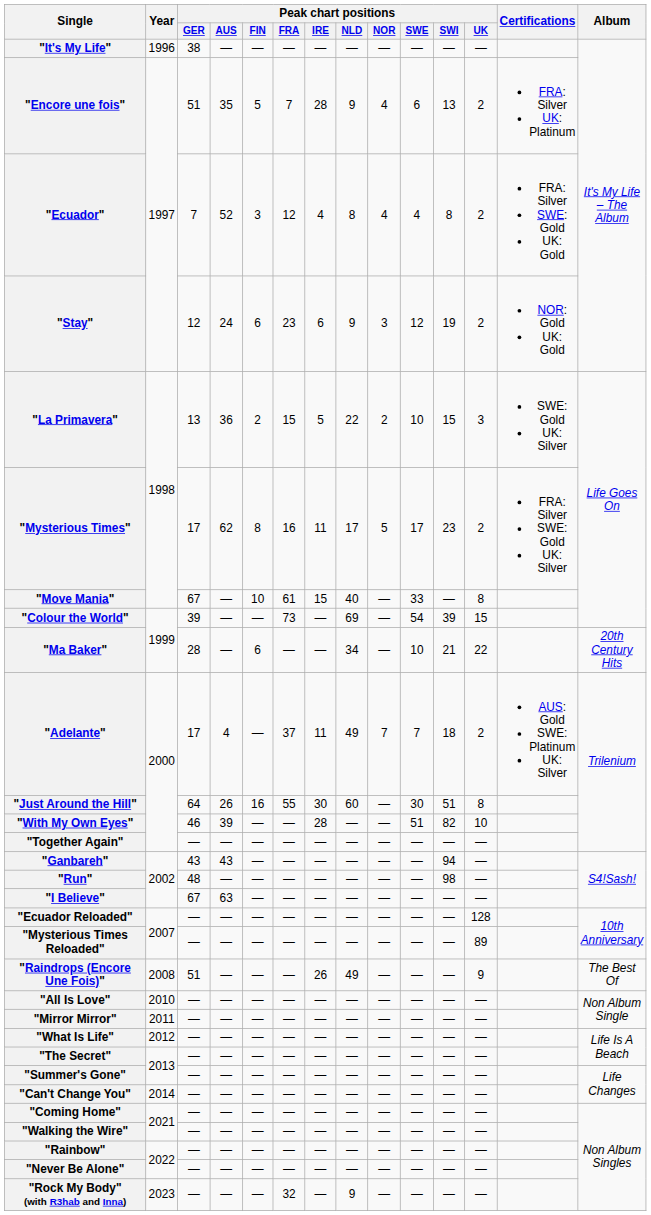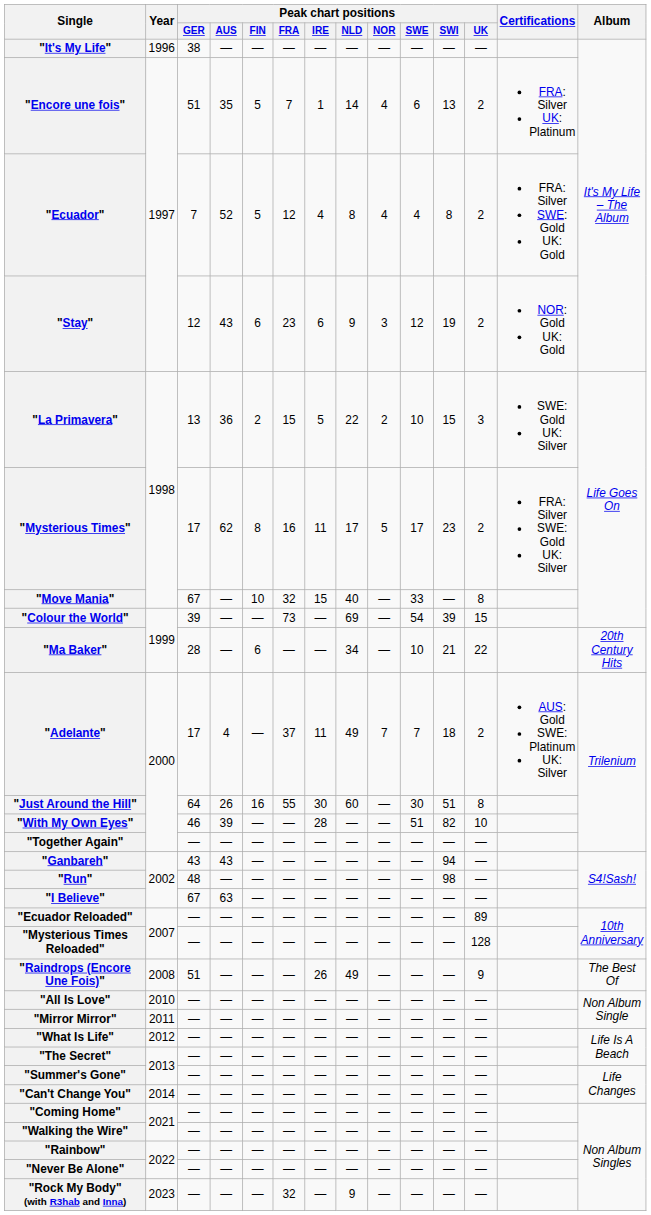(320, 105) 28 -> (320, 105) 1
(352, 105) 9 -> (352, 105) 14
(258, 214) 3 -> (258, 214) 5
(226, 323) 24 -> (226, 323) 43
(289, 599) 61 -> (289, 599) 32
(481, 917) 128 -> (481, 917) 89
(481, 942) 89 -> (481, 942) 128
